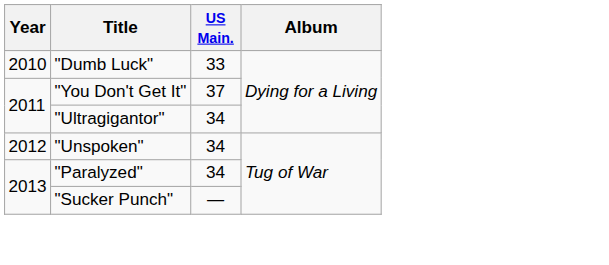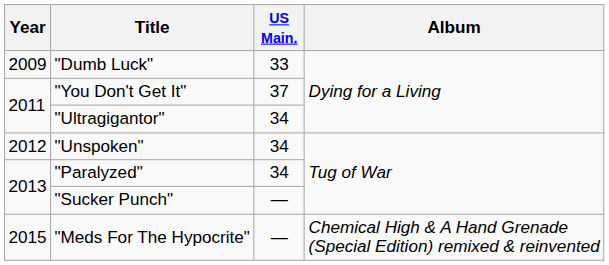(28, 64) 2010 -> (28, 64) 2009
+ row: (152, 237)
